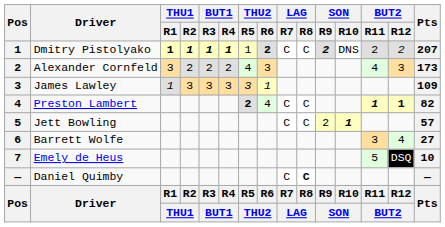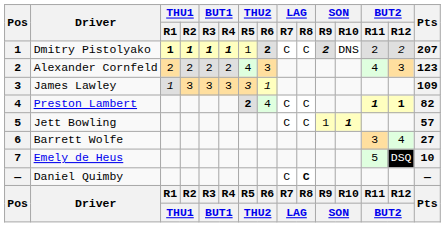(170, 68) 3 -> (170, 68) 2
(427, 68) 173 -> (427, 68) 123
(326, 122) 2 -> (326, 122) 1
